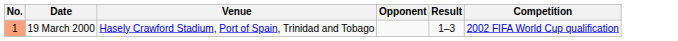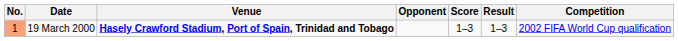+ column: (465, 12)
(237, 28) normal -> (247, 28) bold
